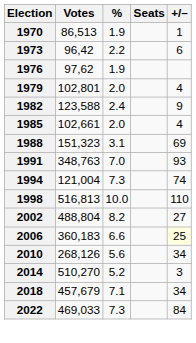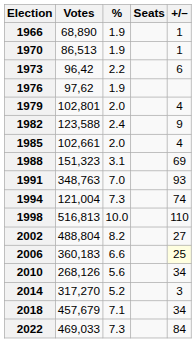+ row: (30, 32)
(79, 273) 510,270 -> (79, 291) 317,270
